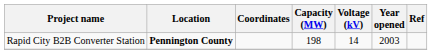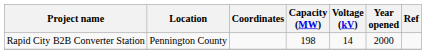(191, 41) bold -> (188, 41) normal
(389, 41) 2003 -> (384, 41) 2000
